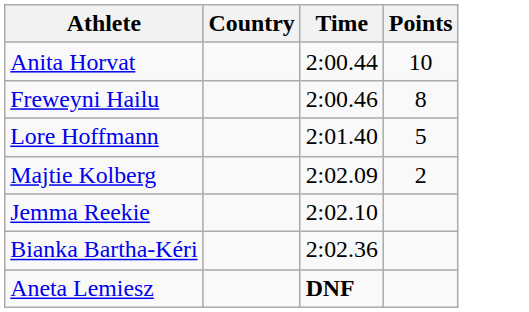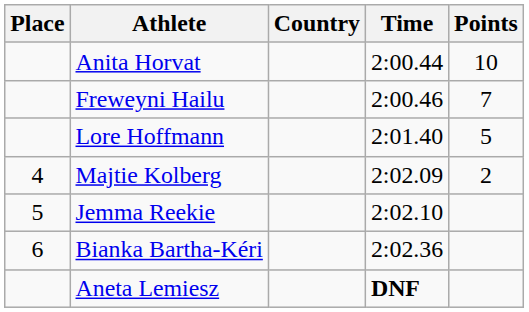+ column: (37, 23)
(421, 99) 8 -> (486, 99) 7
